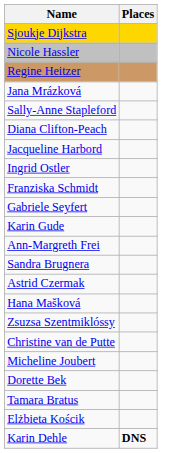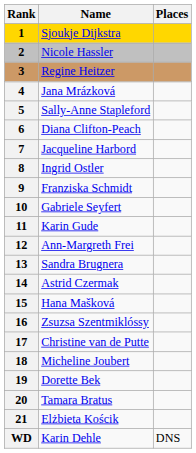+ column: (21, 14)
(134, 438) bold -> (168, 438) normal
